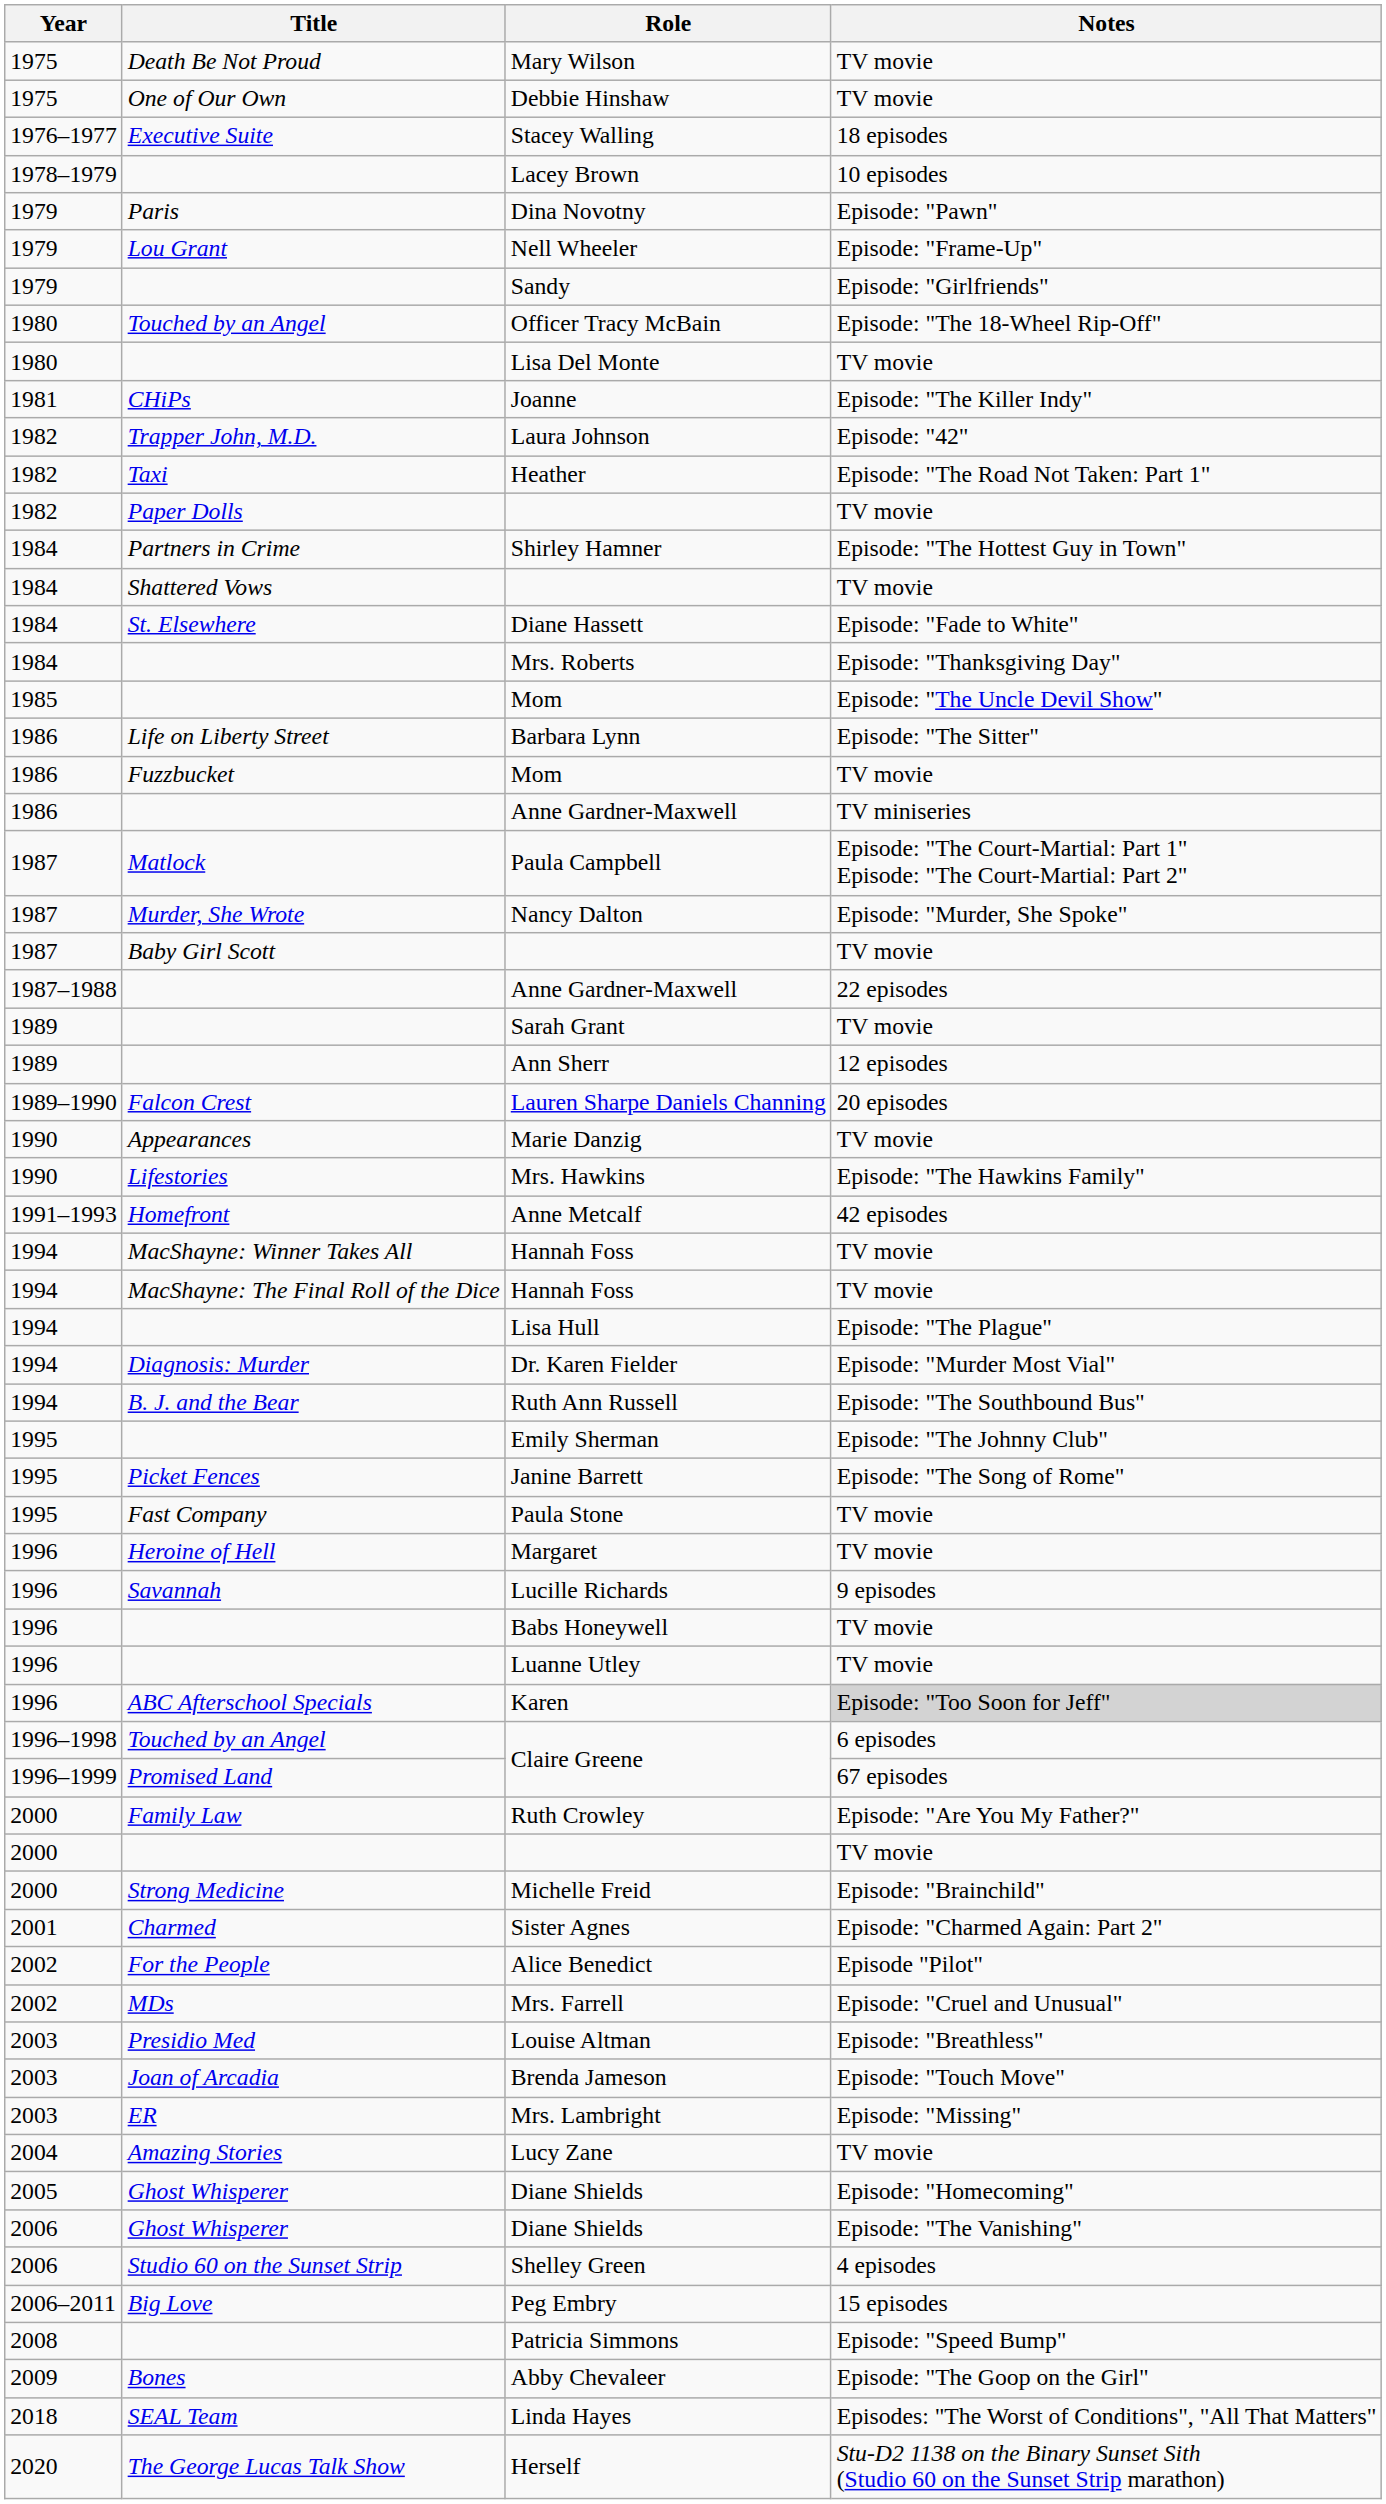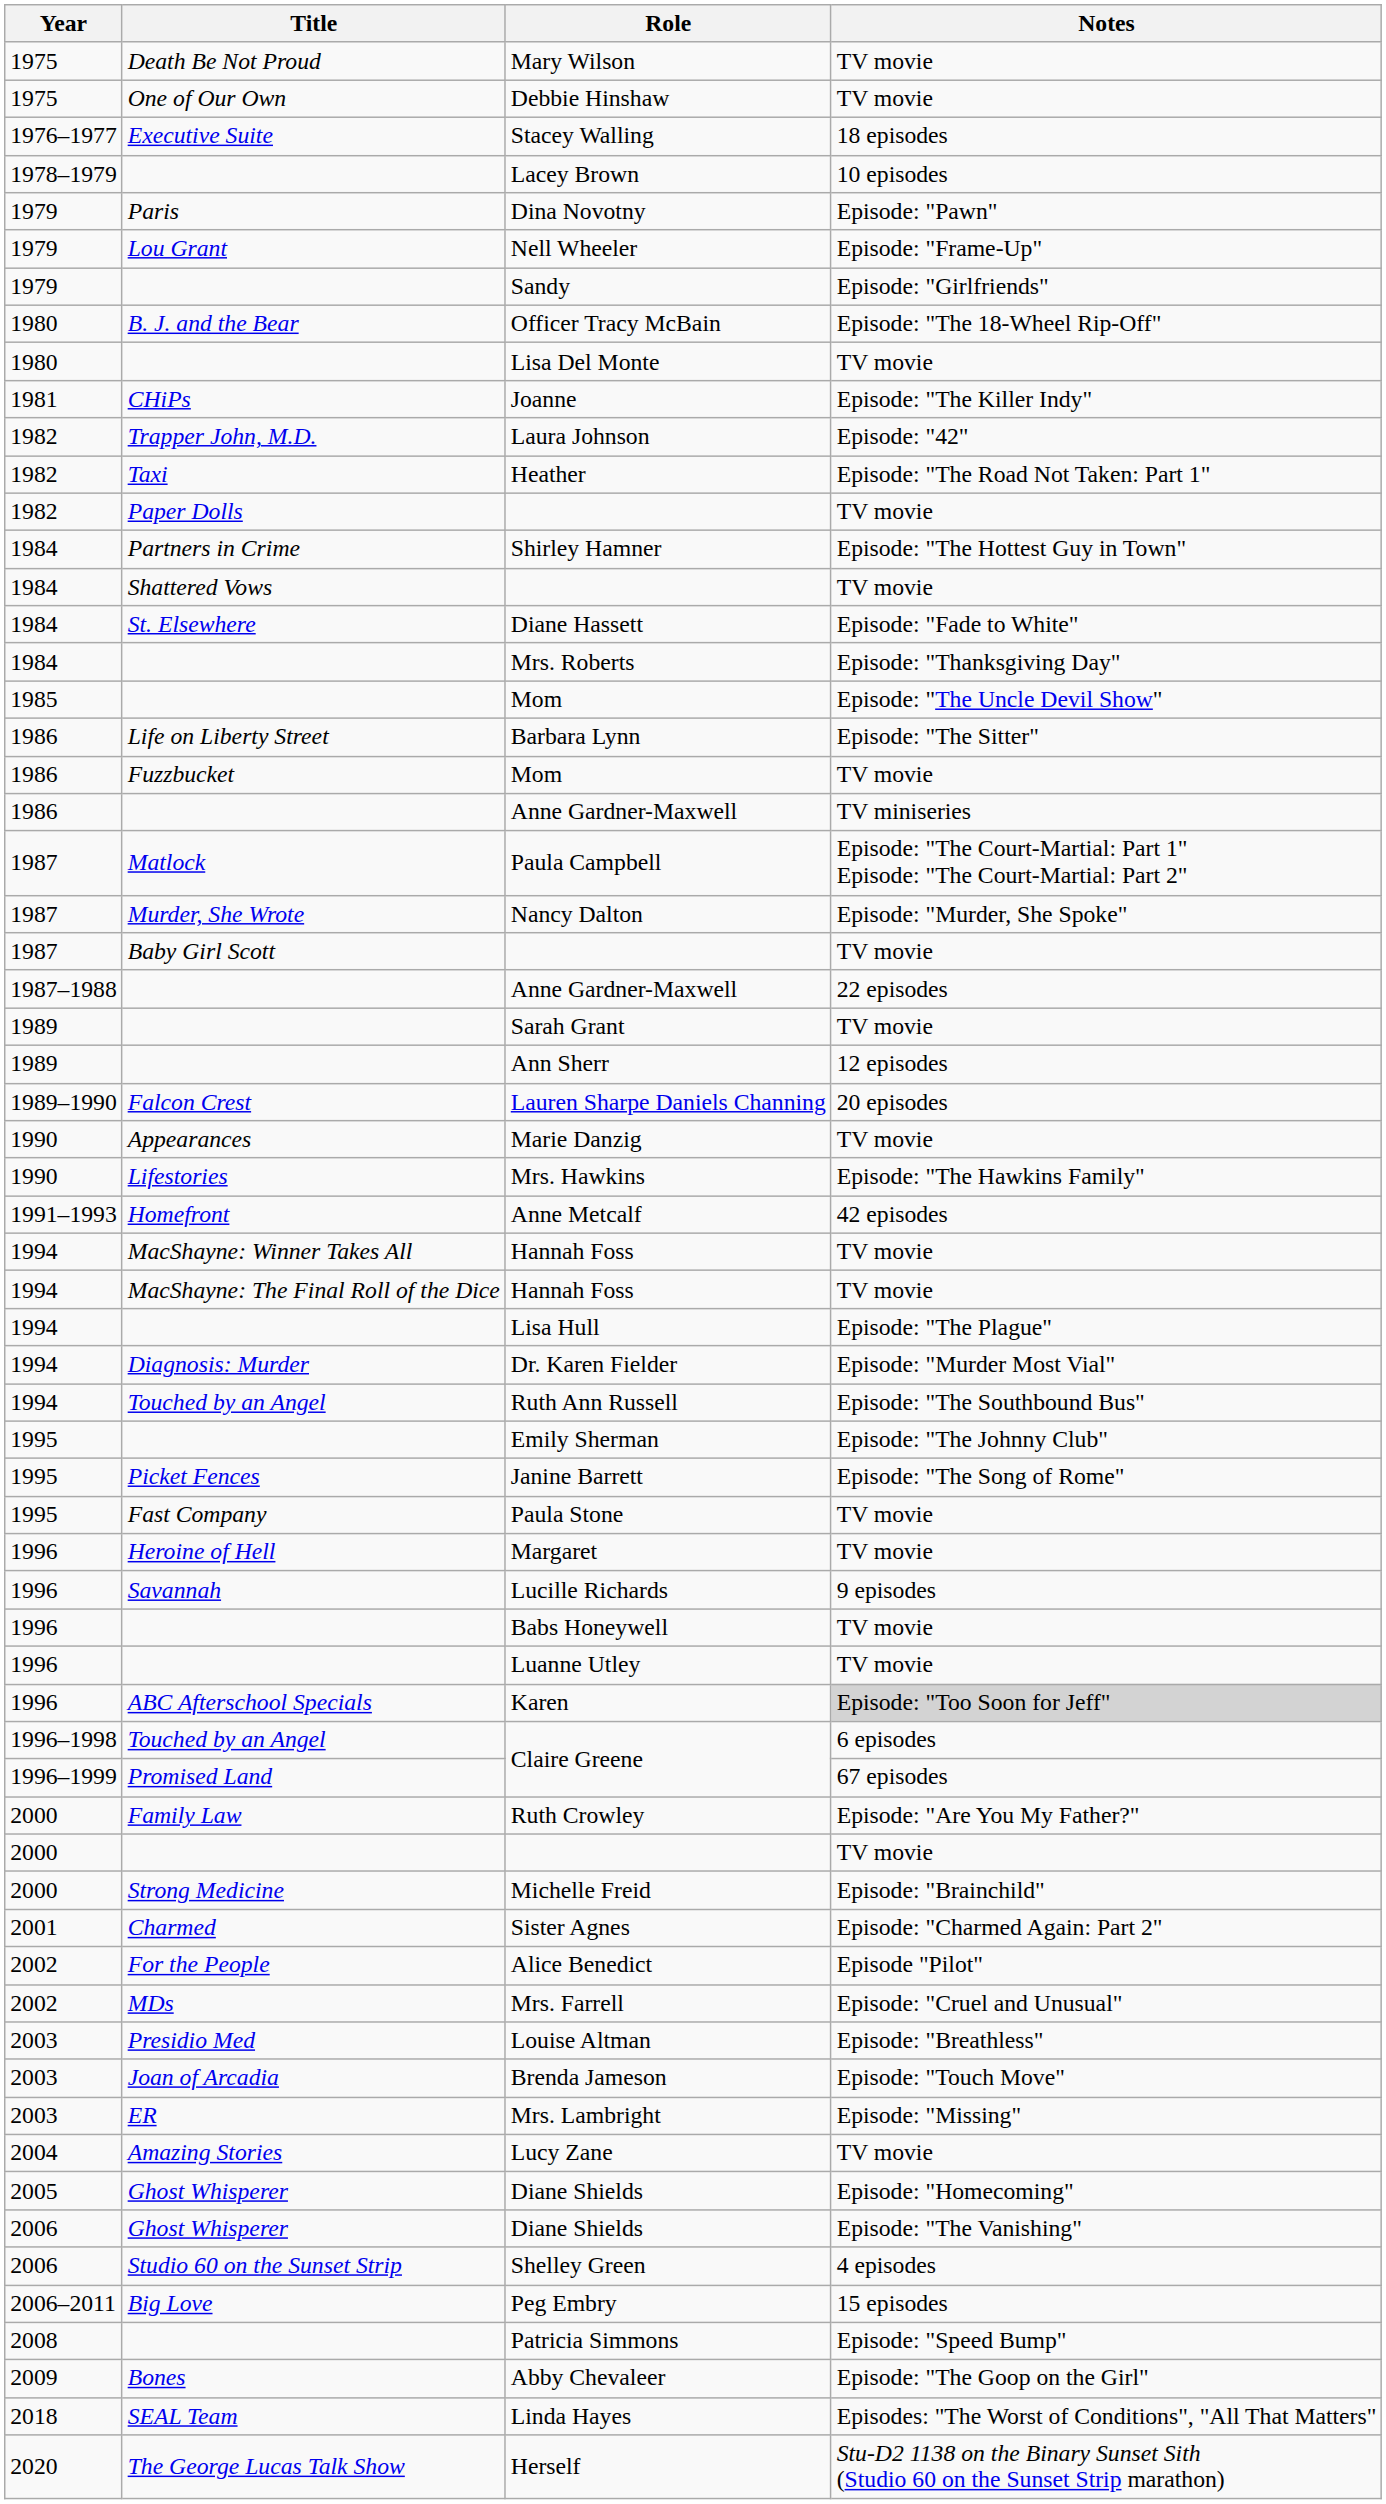(227, 323) Touched by an Angel -> (213, 323) B. J. and the Bear
(213, 1401) B. J. and the Bear -> (227, 1401) Touched by an Angel
